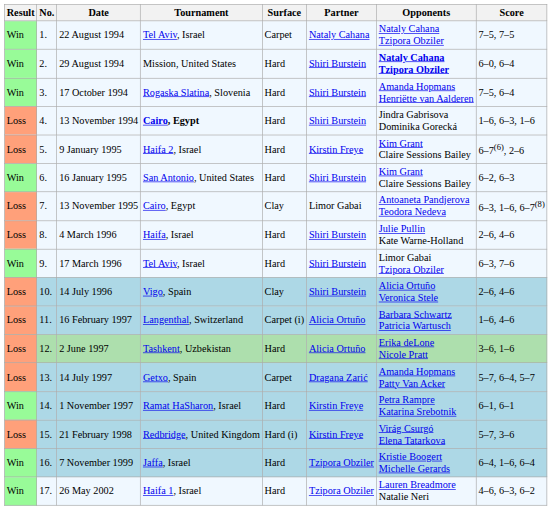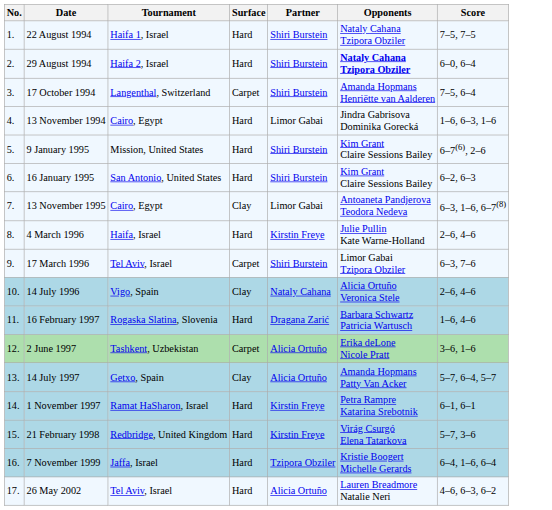- column: (21, 12)
(174, 34) Tel Aviv, Israel -> (139, 34) Haifa 1, Israel
(278, 34) Carpet -> (242, 34) Hard
(339, 34) Nataly Cahana -> (299, 34) Shiri Burstein
(189, 63) Mission, United States -> (139, 63) Haifa 2, Israel
(197, 91) Rogaska Slatina, Slovenia -> (160, 91) Langenthal, Switzerland
(275, 91) Hard -> (246, 91) Carpet
(171, 120) bold -> (137, 120) normal
(337, 120) Shiri Burstein -> (297, 120) Limor Gabai
(172, 148) Haifa 2, Israel -> (157, 148) Mission, United States
(336, 148) Kirstin Freye -> (299, 148) Shiri Burstein
(337, 234) Shiri Burstein -> (297, 234) Kirstin Freye
(275, 262) Hard -> (246, 262) Carpet
(337, 291) Shiri Burstein -> (301, 291) Nataly Cahana
(193, 319) Langenthal, Switzerland -> (164, 319) Rogaska Slatina, Slovenia
(284, 319) Carpet (i) -> (242, 319) Hard
(337, 319) Alicia Ortuño -> (300, 319) Dragana Zarić
(275, 348) Hard -> (246, 348) Carpet
(278, 376) Carpet -> (242, 376) Clay
(338, 376) Dragana Zarić -> (299, 376) Alicia Ortuño
(281, 433) Hard (i) -> (242, 433) Hard
(172, 490) Haifa 1, Israel -> (141, 490) Tel Aviv, Israel
(341, 490) Tzipora Obziler -> (299, 490) Alicia Ortuño
